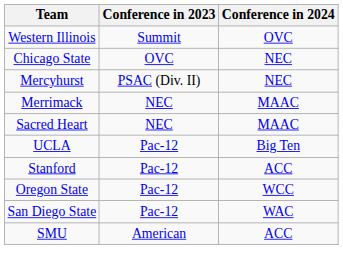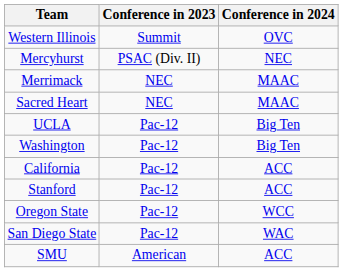- row: (52, 59)
+ row: (52, 146)
+ row: (52, 168)
